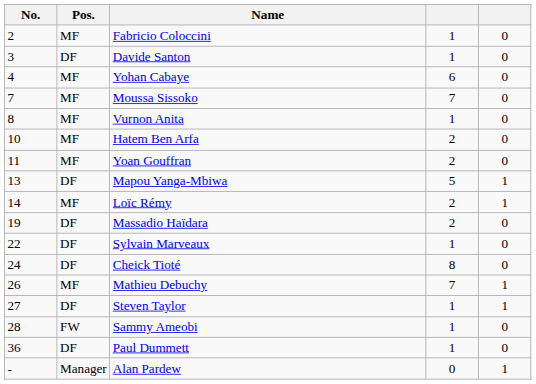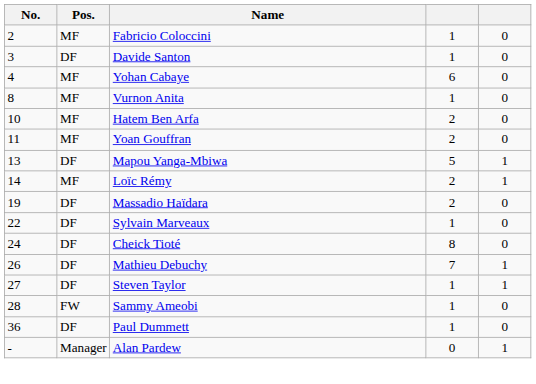- row: (155, 98)
(70, 285) MF -> (68, 264) DF
